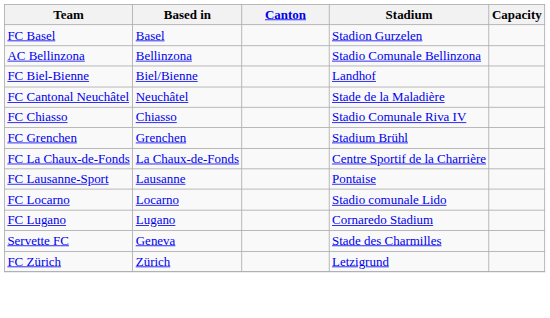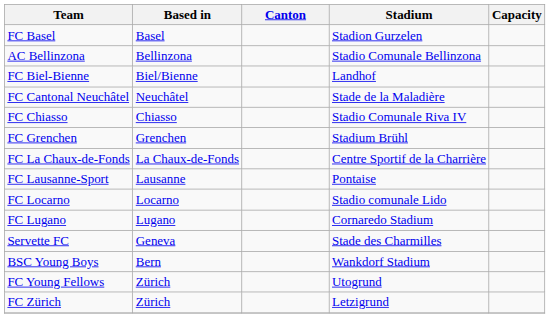+ row: (53, 261)
+ row: (56, 281)
